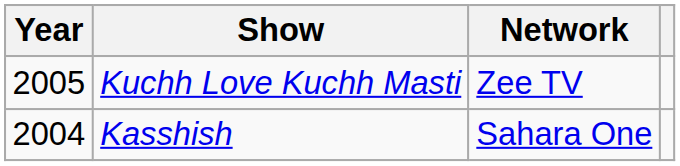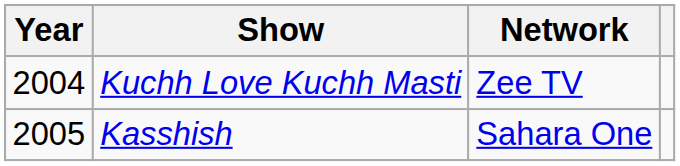(49, 82) 2005 -> (49, 82) 2004
(49, 133) 2004 -> (49, 133) 2005
